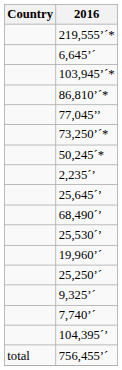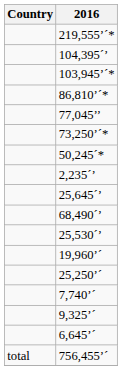rows swapped: (84, 335) <-> (77, 54)
rows swapped: (77, 295) <-> (77, 315)
